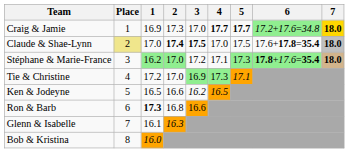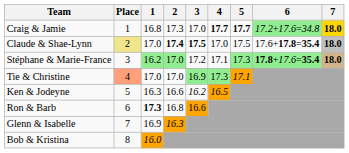(152, 28) 16.9 -> (152, 28) 16.8
(127, 76) no background -> (127, 76) lightsalmon background
(152, 76) 17.2 -> (152, 76) 17.0
(152, 92) 16.5 -> (152, 92) 16.3
(152, 124) 16.1 -> (152, 124) 16.9
